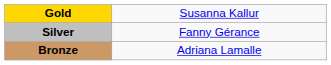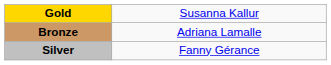rows swapped: (58, 32) <-> (58, 50)
